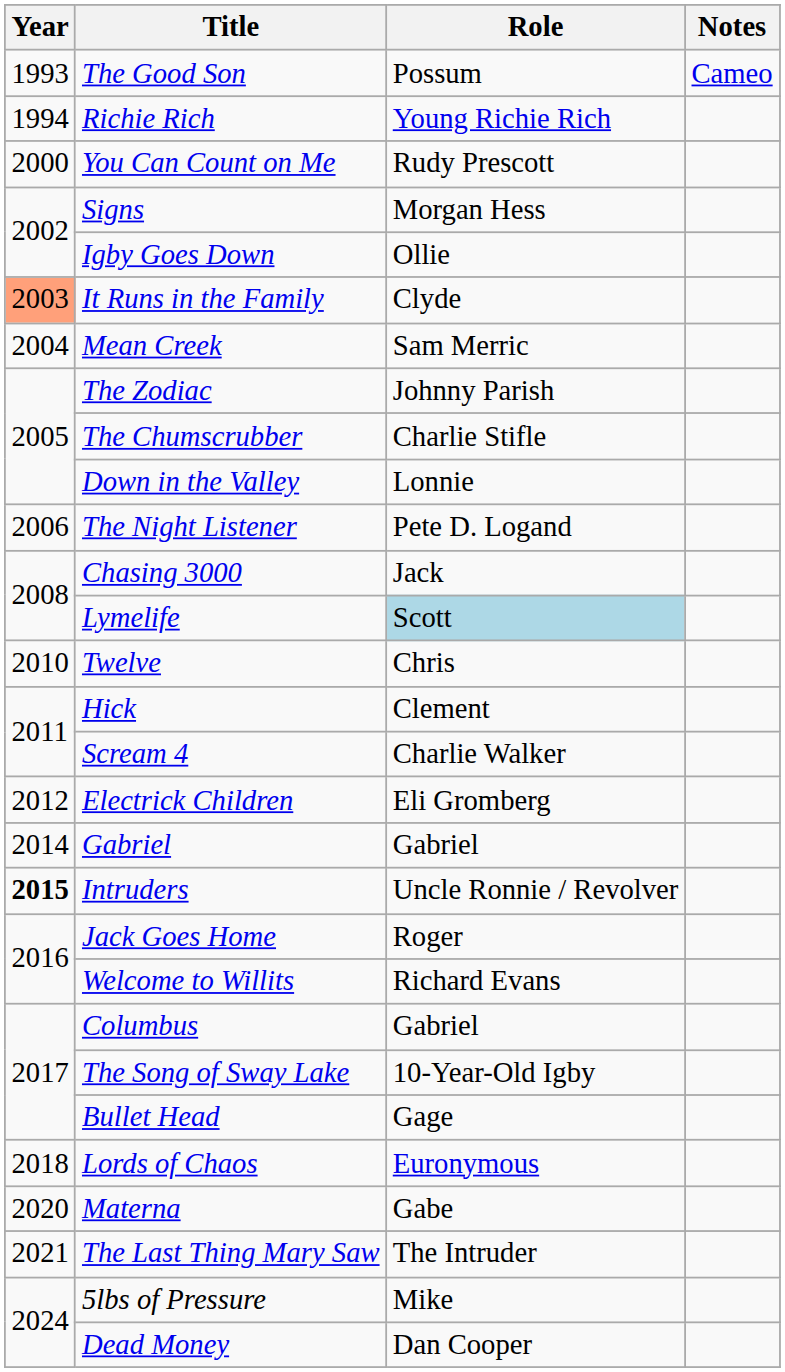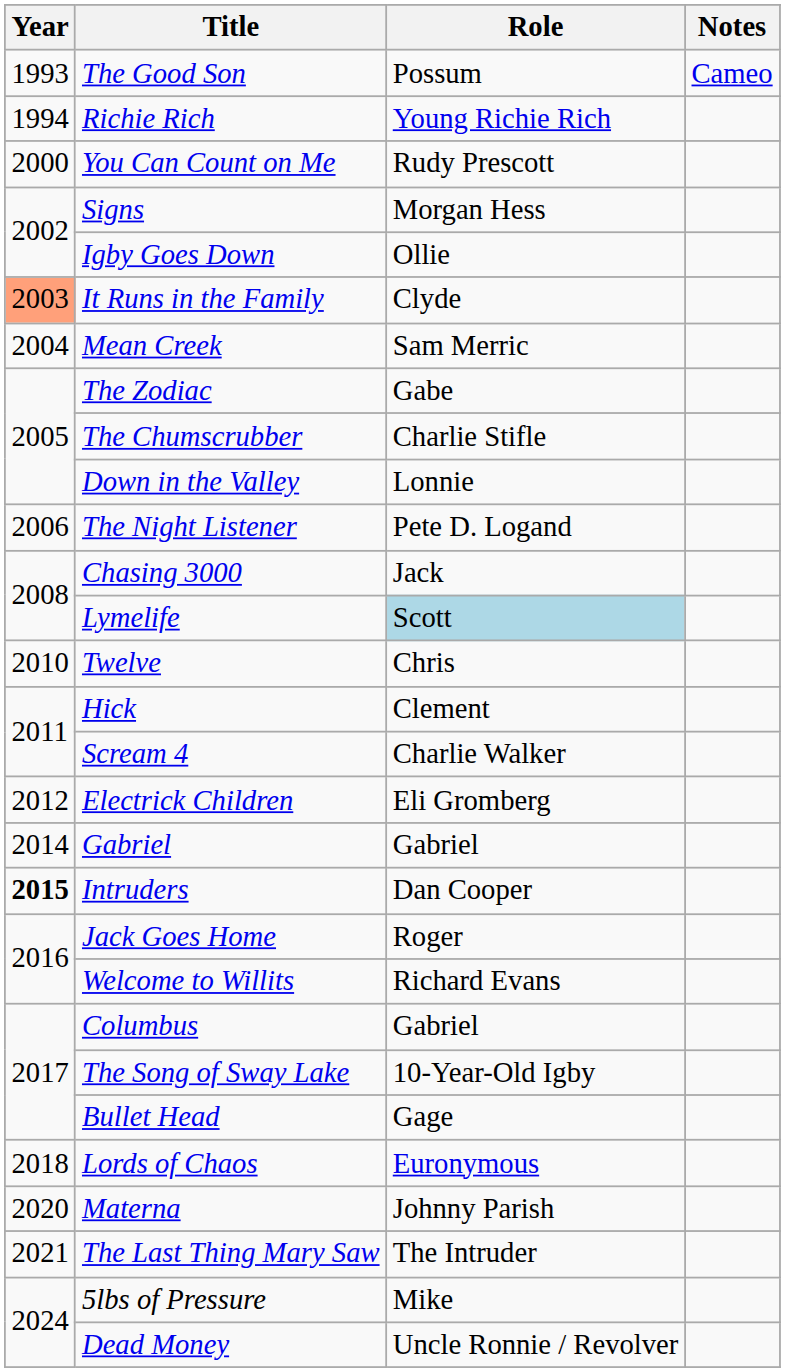(474, 390) Johnny Parish -> (423, 390) Gabe
(536, 890) Uncle Ronnie / Revolver -> (462, 890) Dan Cooper
(423, 1208) Gabe -> (474, 1208) Johnny Parish
(462, 1344) Dan Cooper -> (536, 1344) Uncle Ronnie / Revolver
